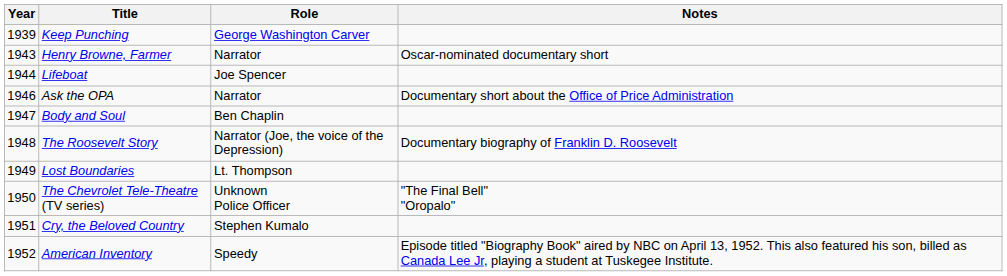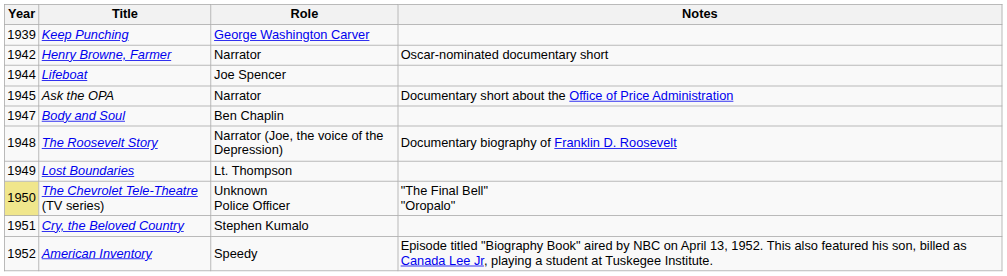(22, 55) 1943 -> (22, 55) 1942
(22, 95) 1946 -> (22, 95) 1945
(22, 198) no background -> (22, 198) khaki background
